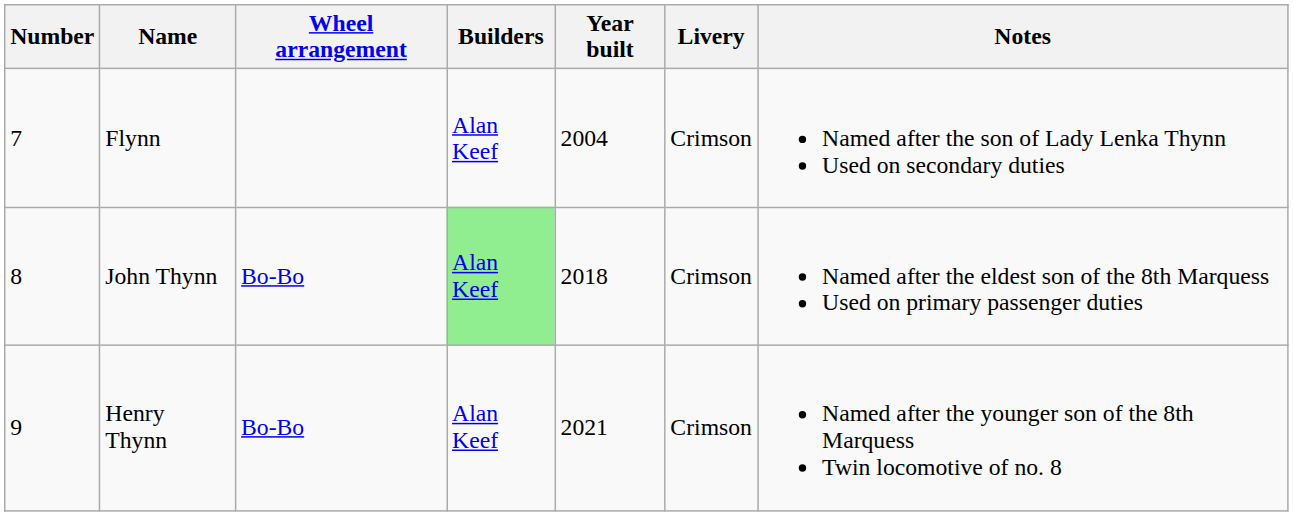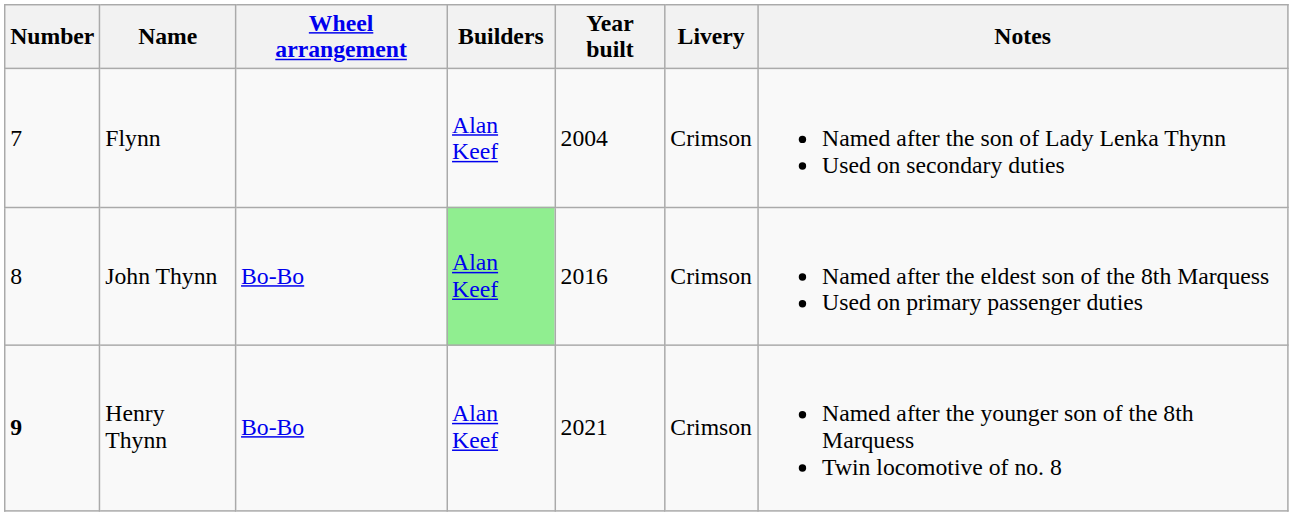(584, 275) 2018 -> (584, 275) 2016
(16, 427) normal -> (16, 427) bold
